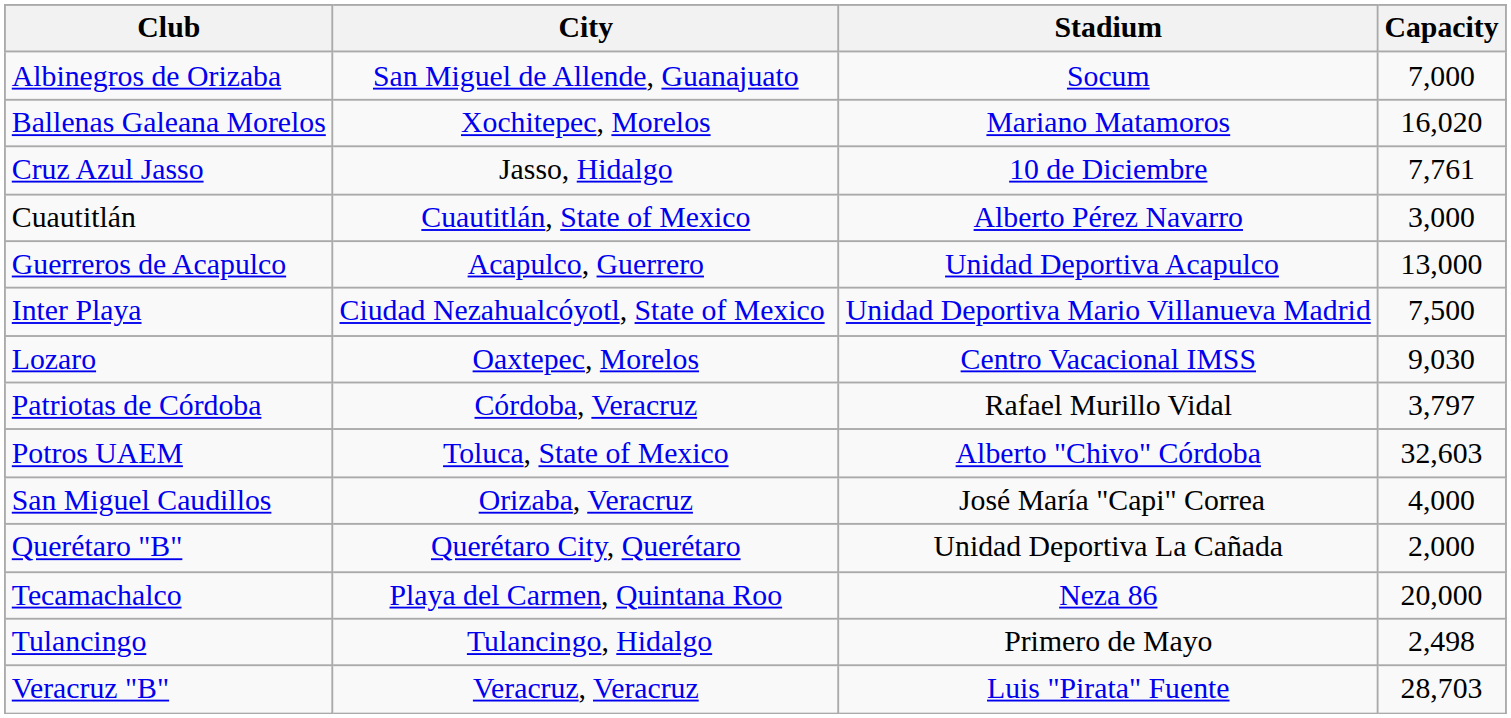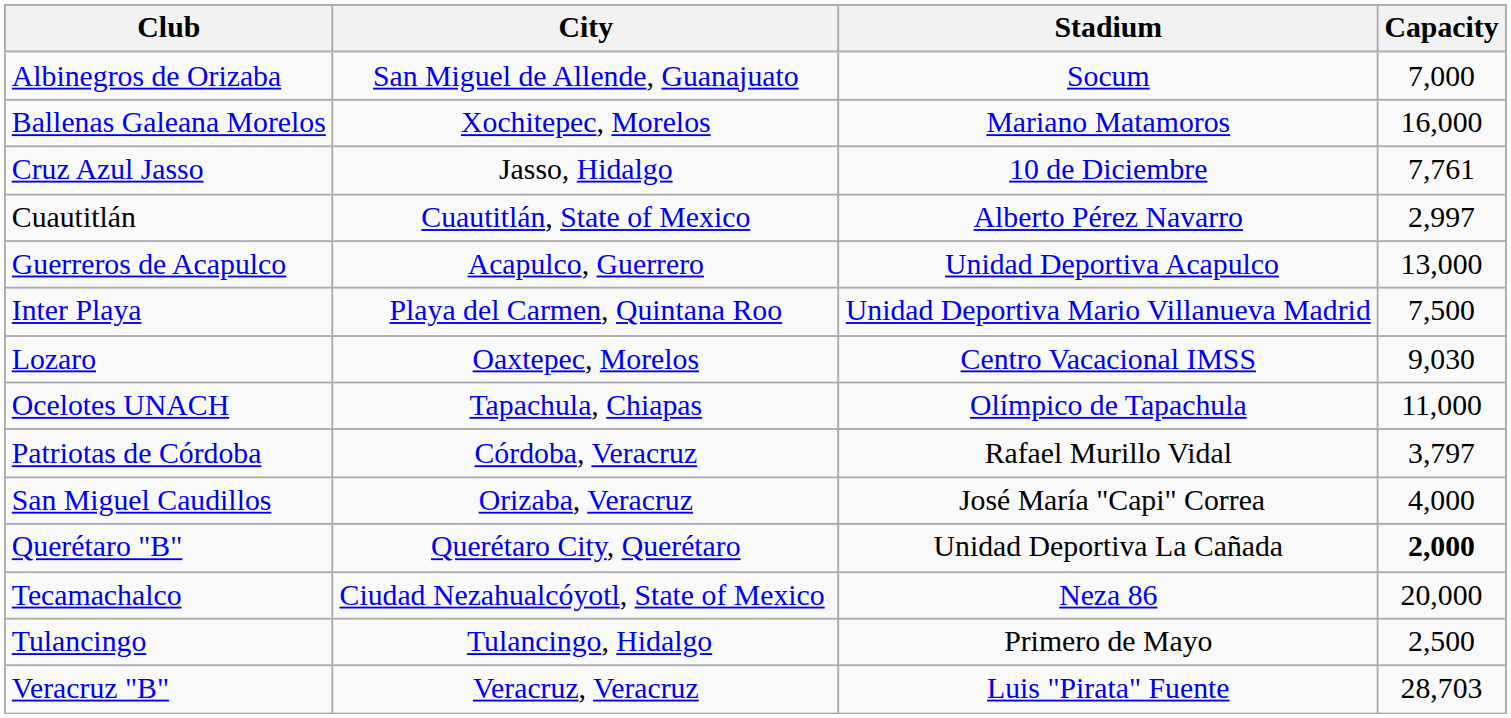(1442, 122) 16,020 -> (1442, 122) 16,000
(1442, 216) 3,000 -> (1442, 216) 2,997
(586, 311) Ciudad Nezahualcóyotl, State of Mexico -> (586, 311) Playa del Carmen, Quintana Roo
+ row: (120, 405)
- row: (97, 452)
(1442, 547) normal -> (1442, 547) bold
(586, 594) Playa del Carmen, Quintana Roo -> (586, 594) Ciudad Nezahualcóyotl, State of Mexico
(1442, 641) 2,498 -> (1442, 641) 2,500
